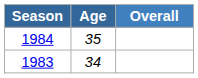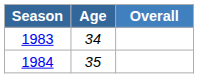rows swapped: (37, 62) <-> (37, 39)
